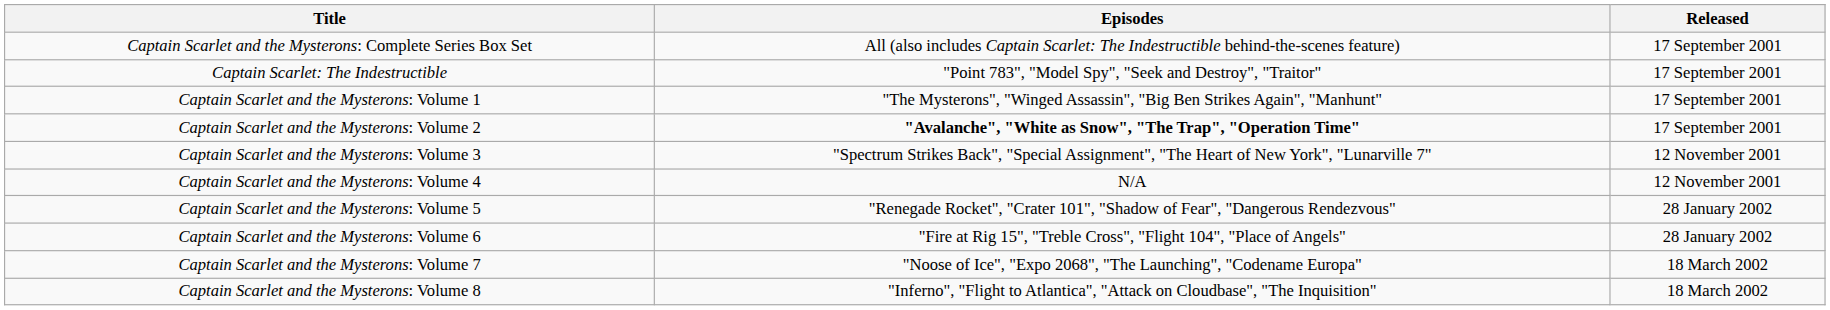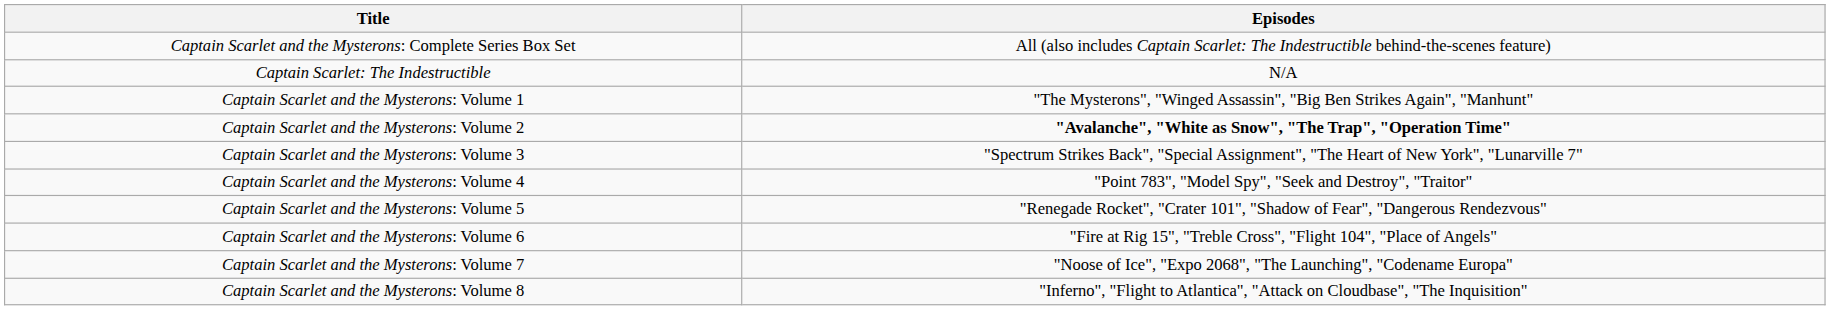- column: (1718, 18)
(1132, 73) "Point 783", "Model Spy", "Seek and Destroy", "Traitor" -> (1283, 73) N/A
(1132, 182) N/A -> (1283, 182) "Point 783", "Model Spy", "Seek and Destroy", "Traitor"
